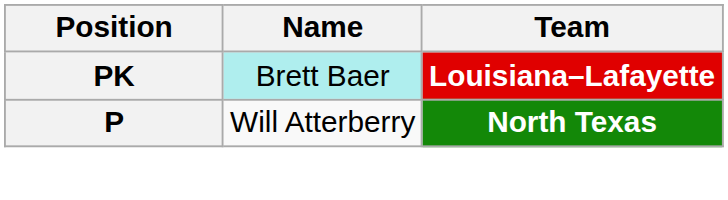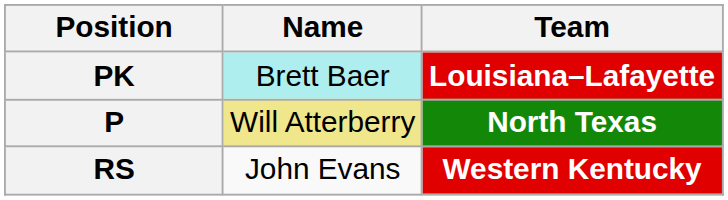(323, 122) no background -> (323, 122) khaki background
+ row: (114, 169)
